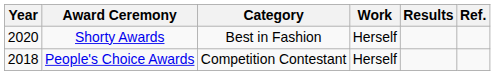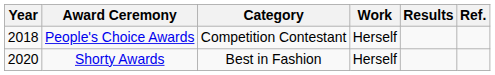rows swapped: (120, 59) <-> (120, 37)
